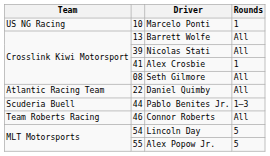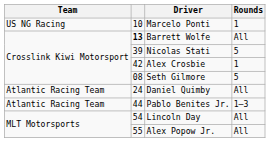(138, 38) normal -> (138, 38) bold
(241, 51) All -> (236, 51) 5
(138, 65) 41 -> (138, 65) 42
(241, 78) All -> (236, 78) 5
(138, 91) 22 -> (138, 91) 24
(41, 105) Scuderia Buell -> (55, 105) Atlantic Racing Team
- row: (181, 118)
(236, 131) 5 -> (241, 118) All
(236, 145) 5 -> (241, 131) All
